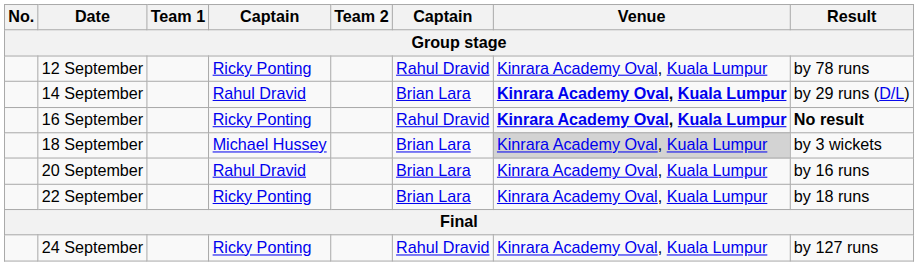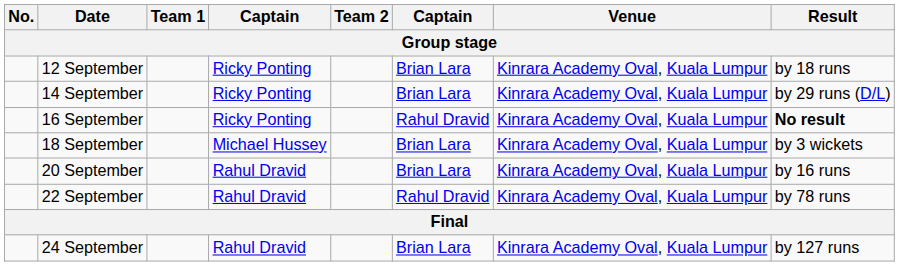(443, 68) Rahul Dravid -> (433, 68) Brian Lara
(832, 68) by 78 runs -> (813, 68) by 18 runs
(259, 94) Rahul Dravid -> (262, 94) Ricky Ponting
(642, 94) bold -> (632, 94) normal
(642, 119) bold -> (632, 119) normal
(632, 145) lightgrey background -> (632, 145) no background
(262, 196) Ricky Ponting -> (259, 196) Rahul Dravid
(433, 196) Brian Lara -> (443, 196) Rahul Dravid
(832, 196) by 18 runs -> (813, 196) by 78 runs
(262, 247) Ricky Ponting -> (259, 247) Rahul Dravid
(443, 247) Rahul Dravid -> (433, 247) Brian Lara
